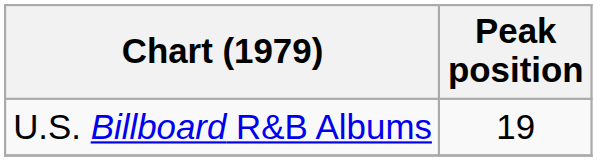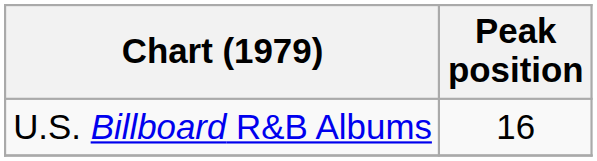(516, 126) 19 -> (516, 126) 16
